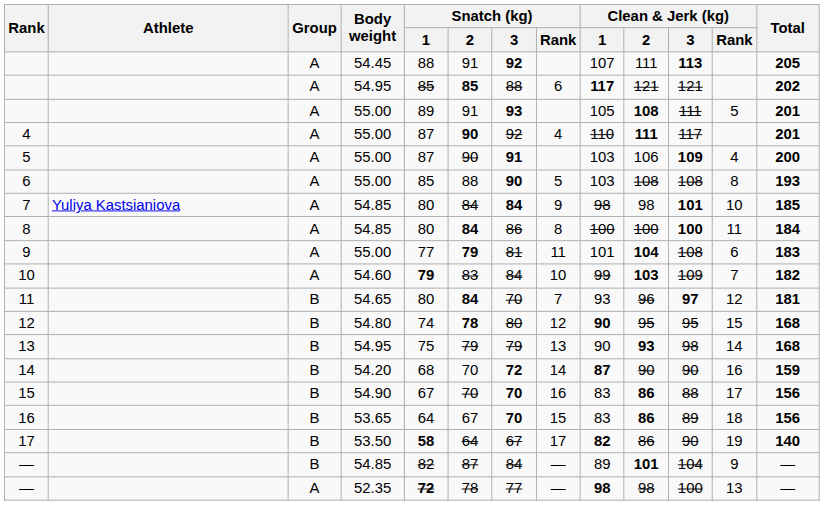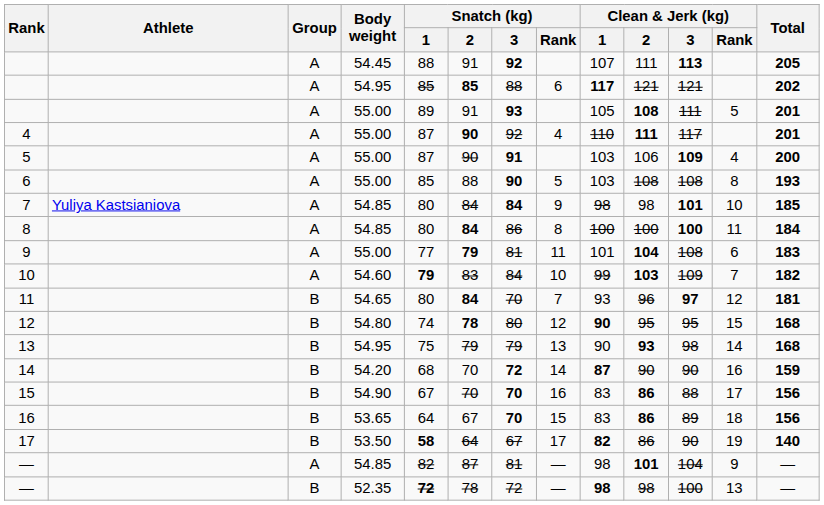(315, 464) B -> (315, 464) A
(514, 464) 84 -> (514, 464) 81
(602, 464) 89 -> (602, 464) 98
(315, 488) A -> (315, 488) B
(514, 488) 77 -> (514, 488) 72
